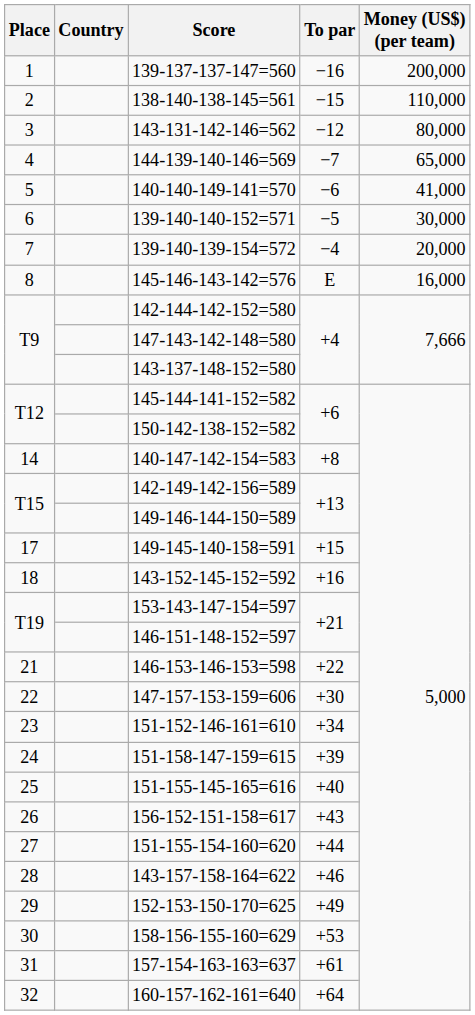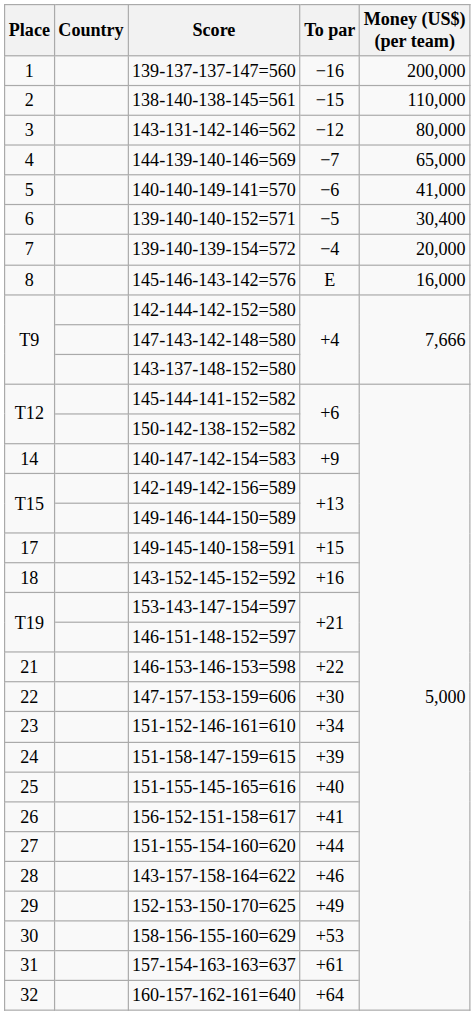(441, 219) 30,000 -> (441, 219) 30,400
(330, 458) +8 -> (330, 458) +9
(330, 816) +43 -> (330, 816) +41
